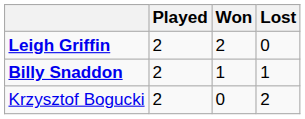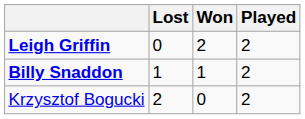columns swapped: (180, 18) <-> (278, 18)
